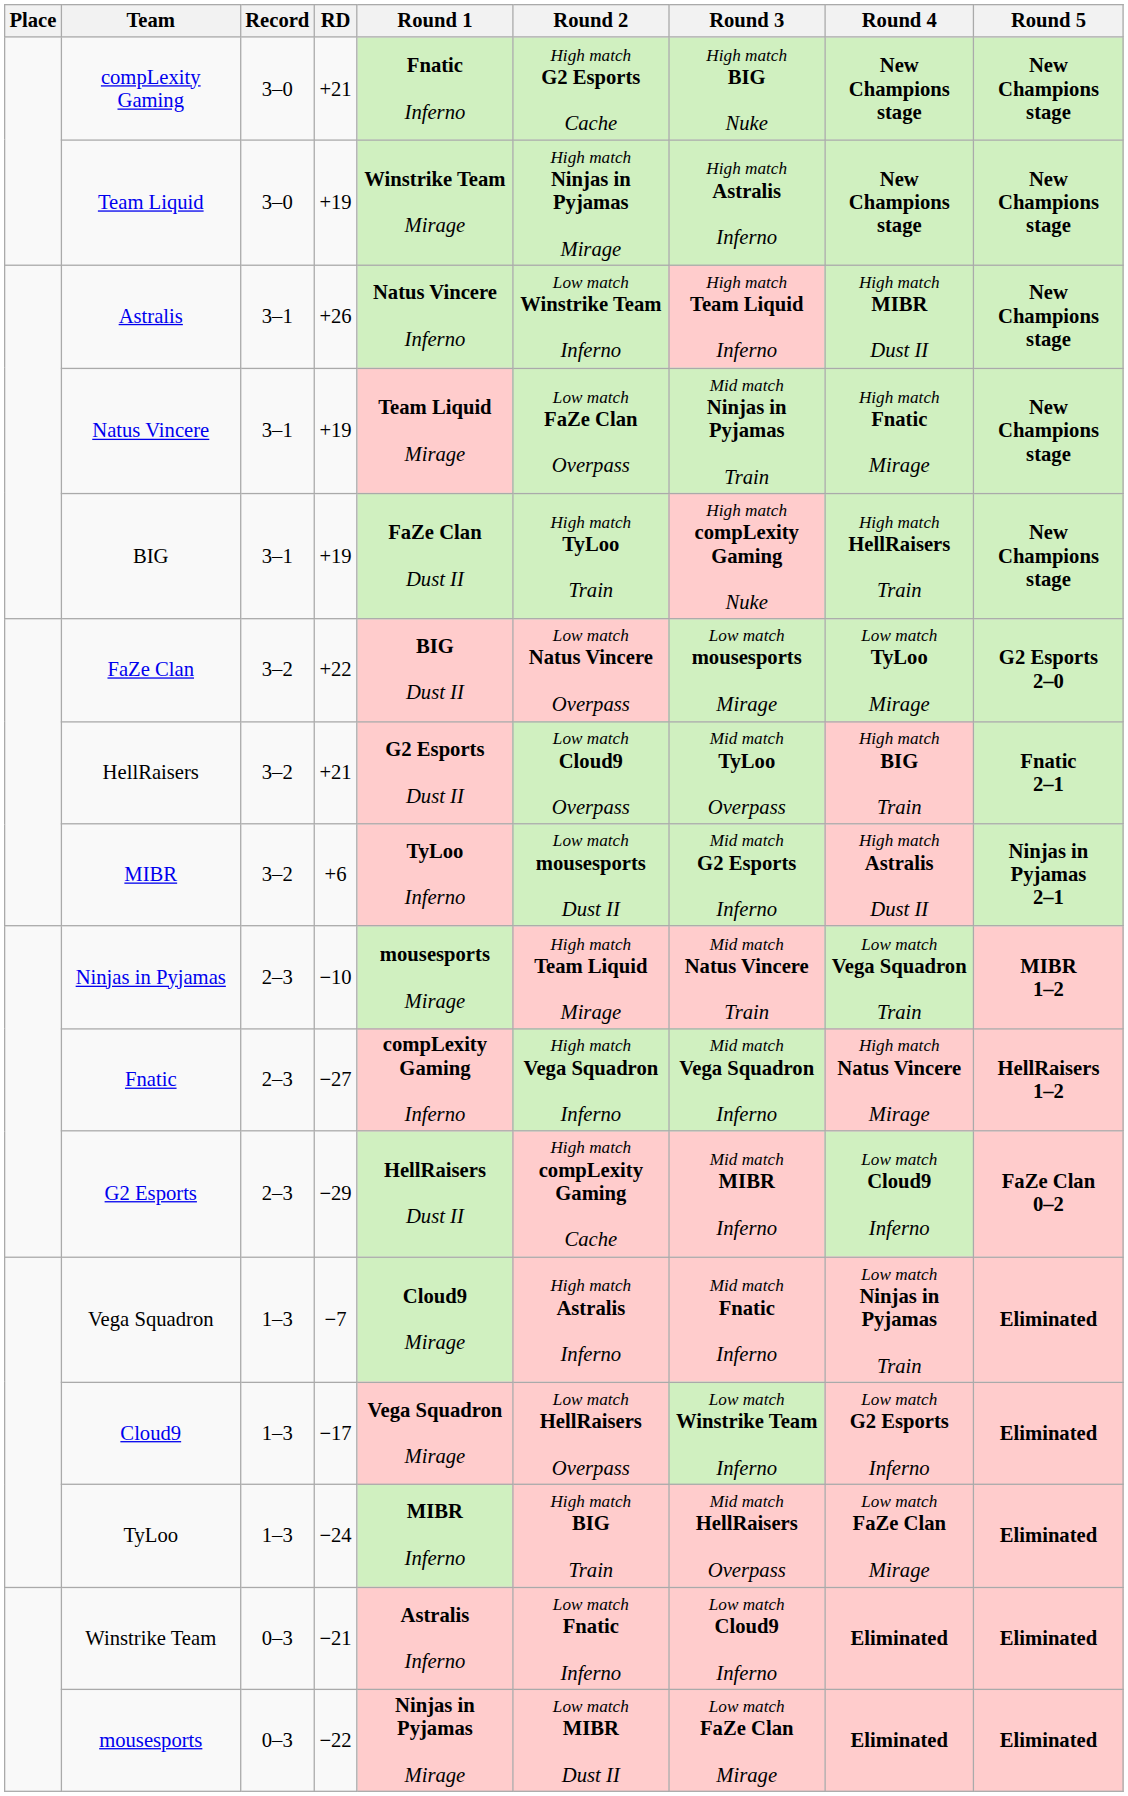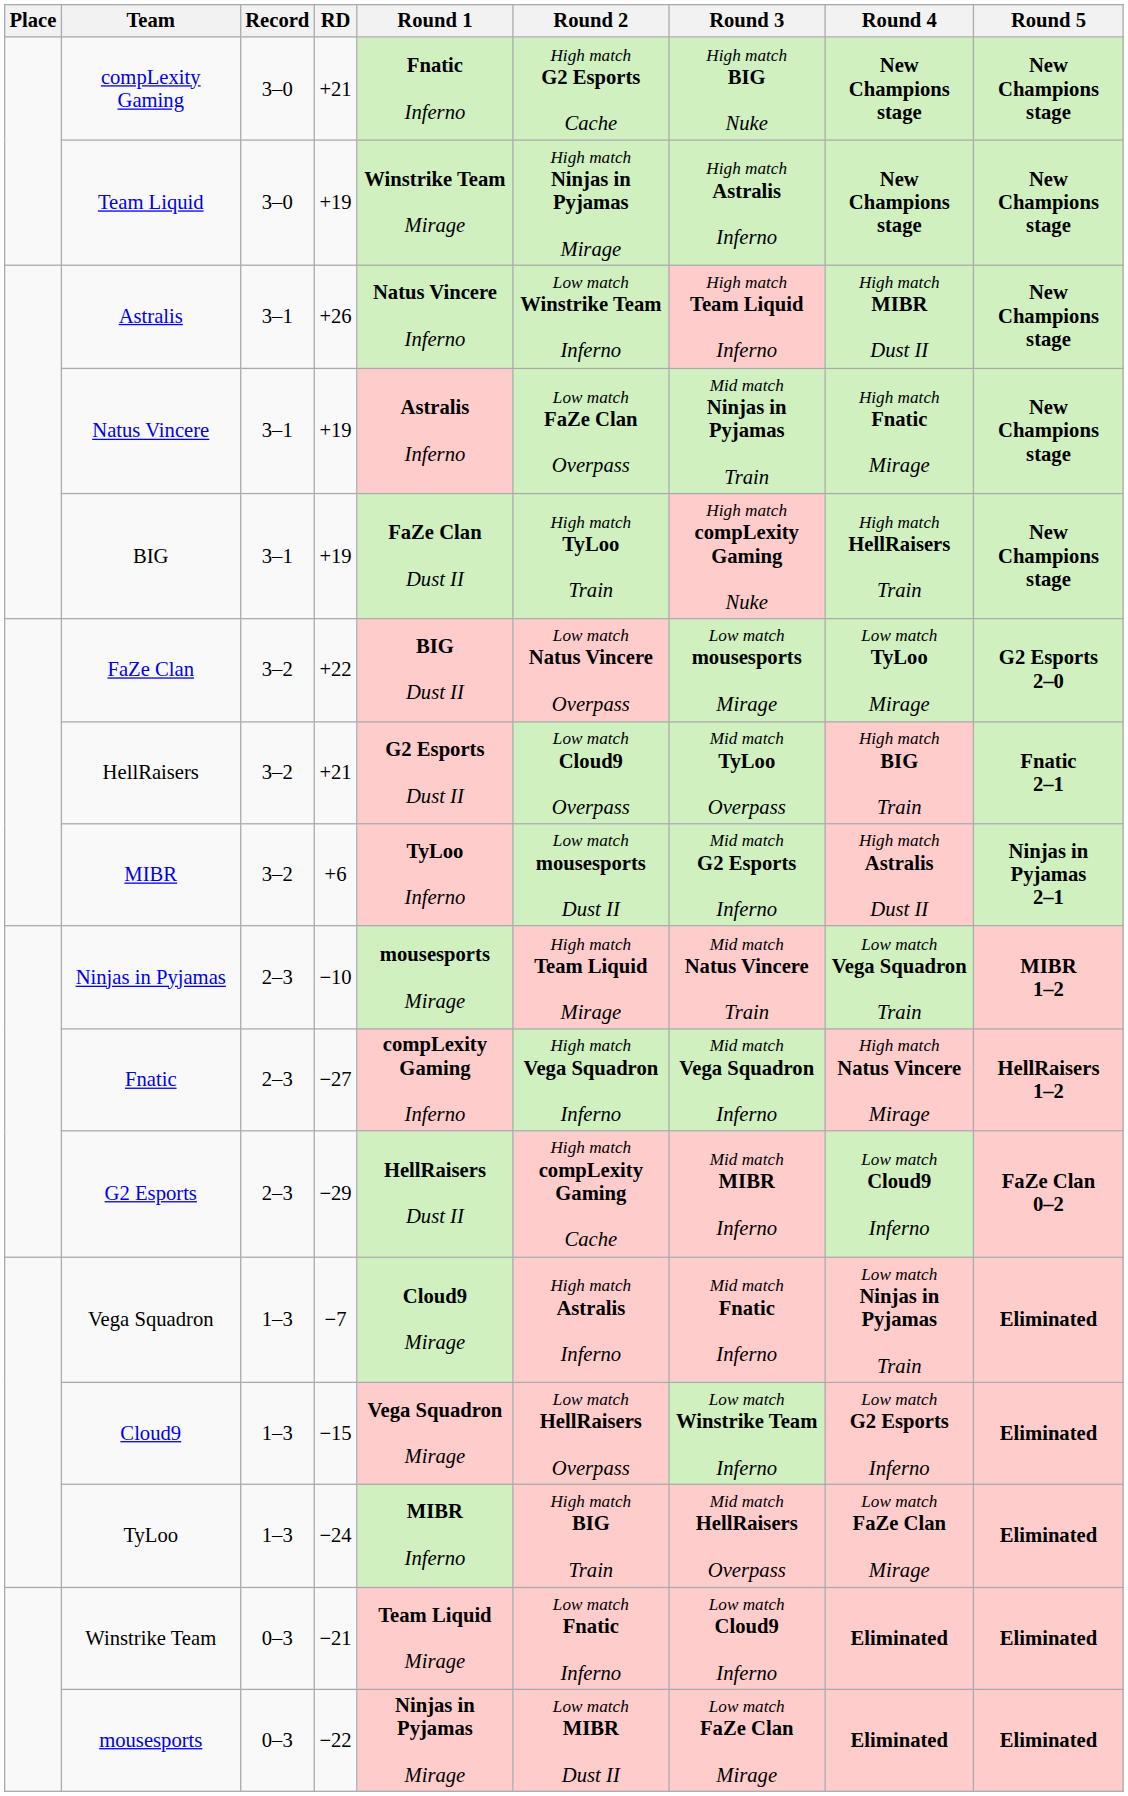(435, 430) Team Liquid Mirage -> (435, 430) Astralis Inferno
(336, 1433) −17 -> (336, 1433) −15
(435, 1638) Astralis Inferno -> (435, 1638) Team Liquid Mirage
